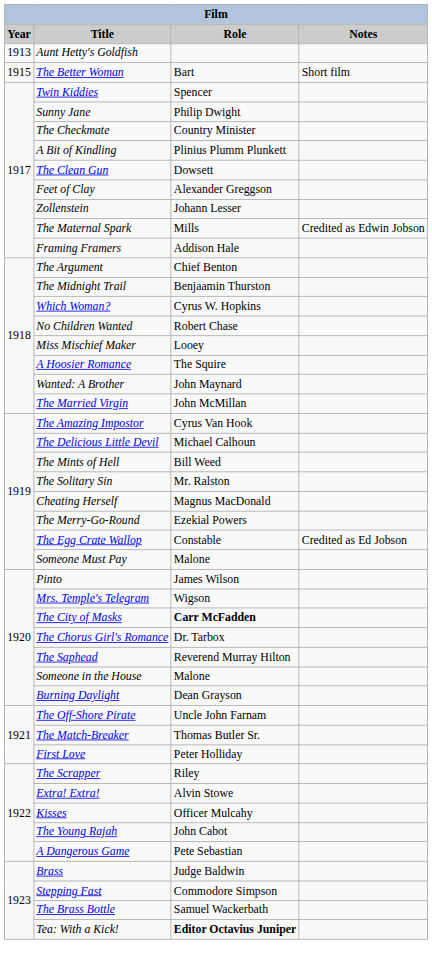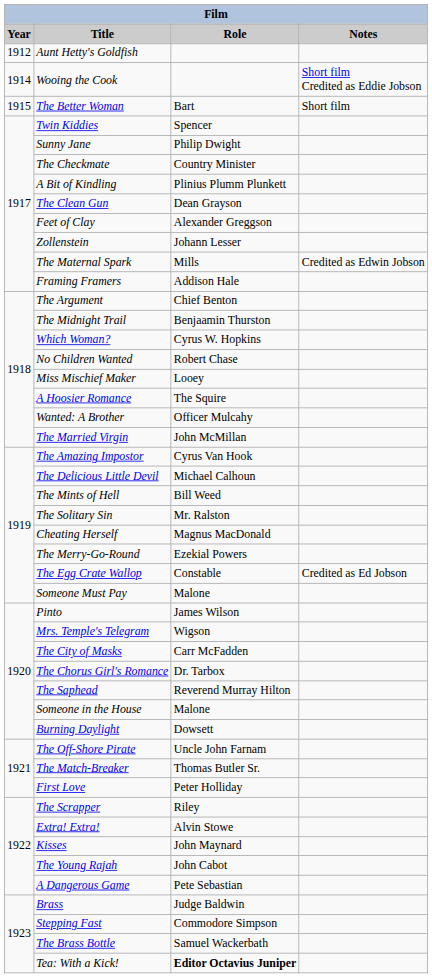(19, 53) 1913 -> (19, 53) 1912
+ row: (77, 80)
(194, 170) Dowsett -> (208, 203) Dean Grayson
(208, 384) John Maynard -> (213, 418) Officer Mulcahy
(215, 618) bold -> (211, 651) normal
(208, 696) Dean Grayson -> (194, 729) Dowsett
(213, 813) Officer Mulcahy -> (208, 846) John Maynard
